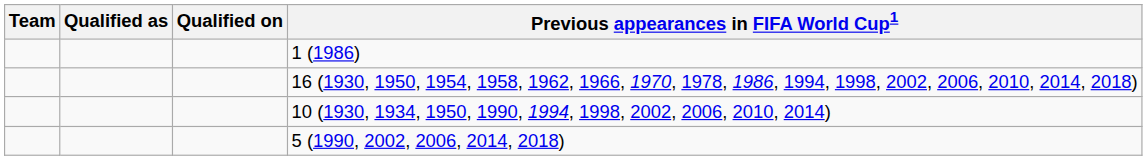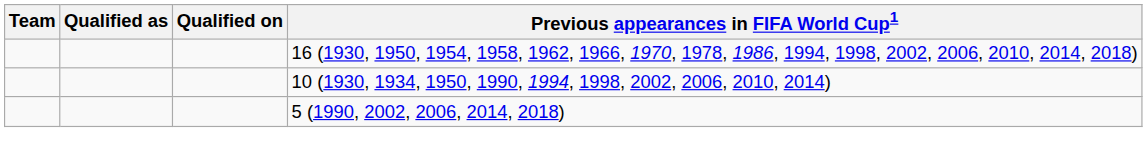- row: (326, 53)
